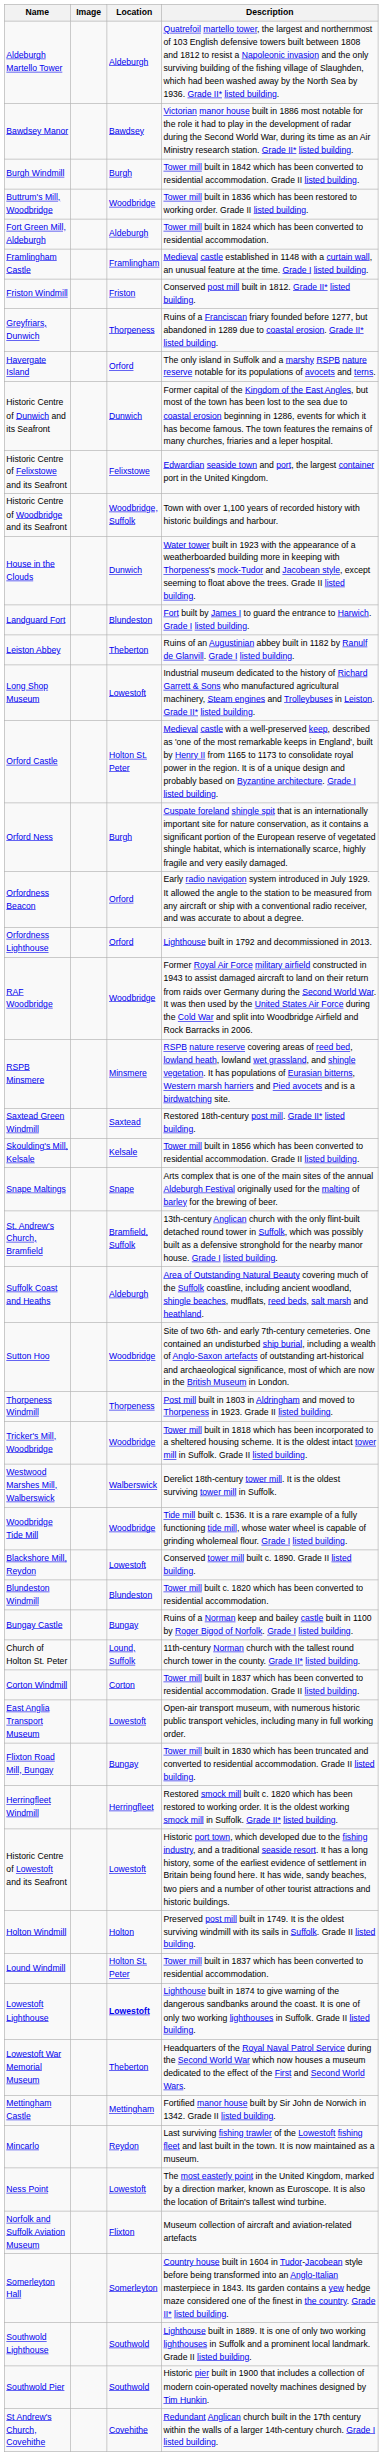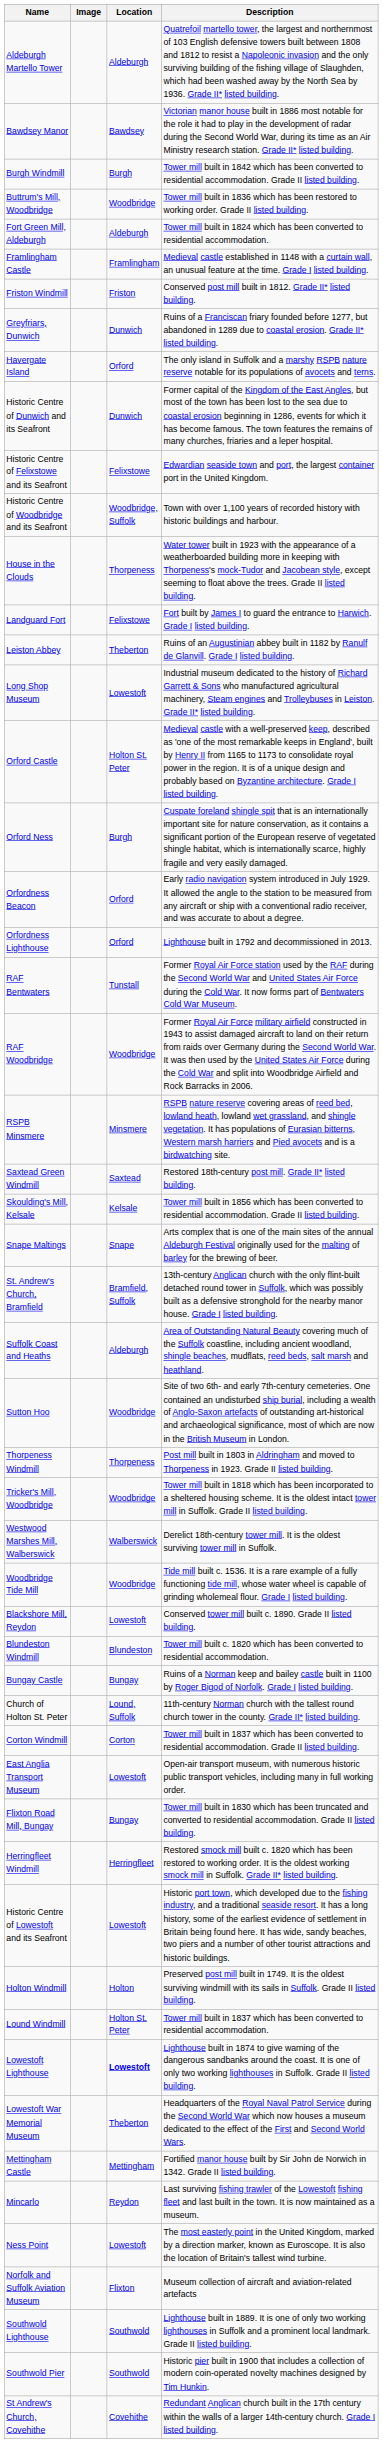(132, 330) Thorpeness -> (126, 330) Dunwich
(126, 571) Dunwich -> (132, 571) Thorpeness
(131, 620) Blundeston -> (129, 620) Felixstowe
+ row: (28, 985)
- row: (31, 2288)
